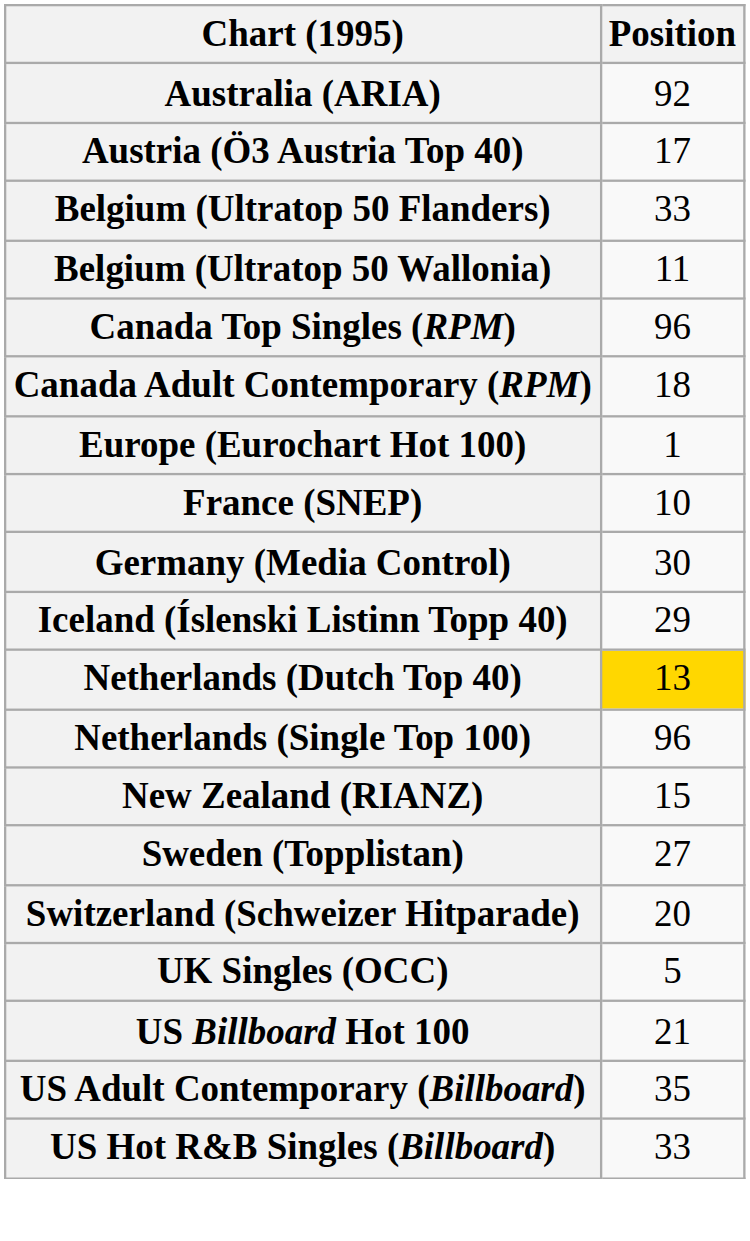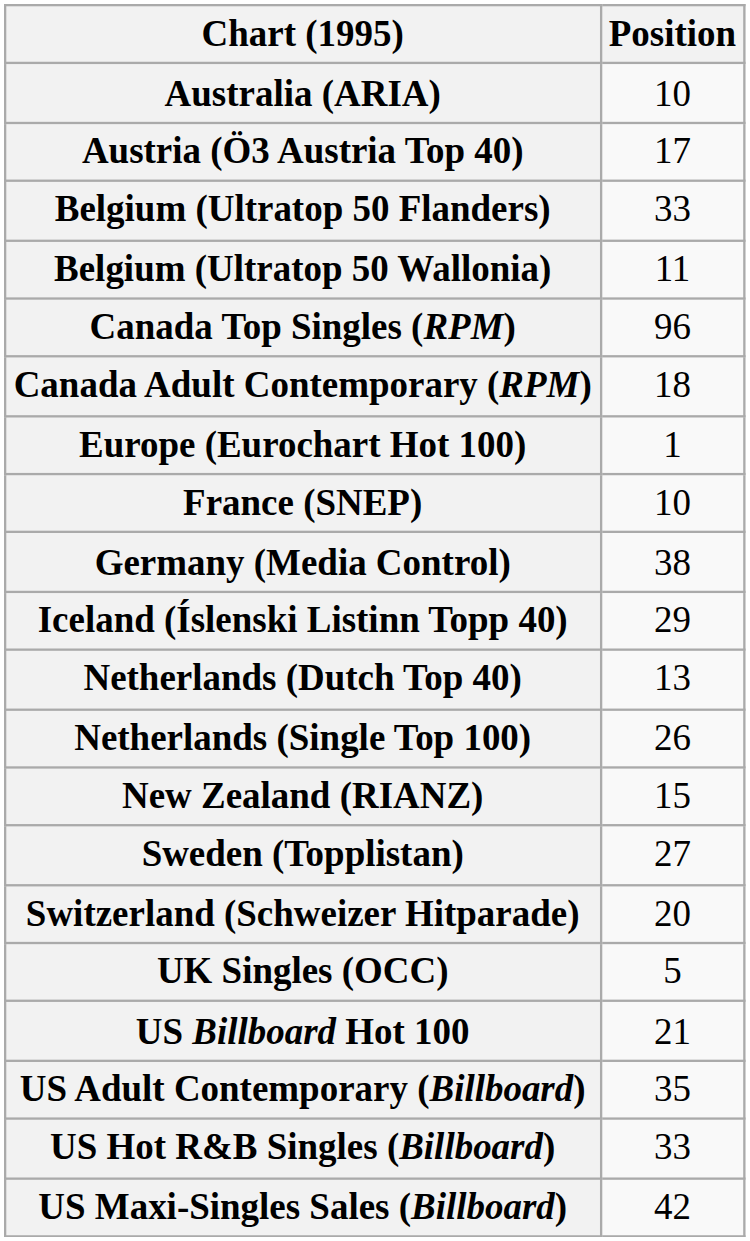(672, 92) 92 -> (672, 92) 10
(672, 561) 30 -> (672, 561) 38
(672, 678) gold background -> (672, 678) no background
(672, 737) 96 -> (672, 737) 26
+ row: (303, 1206)
